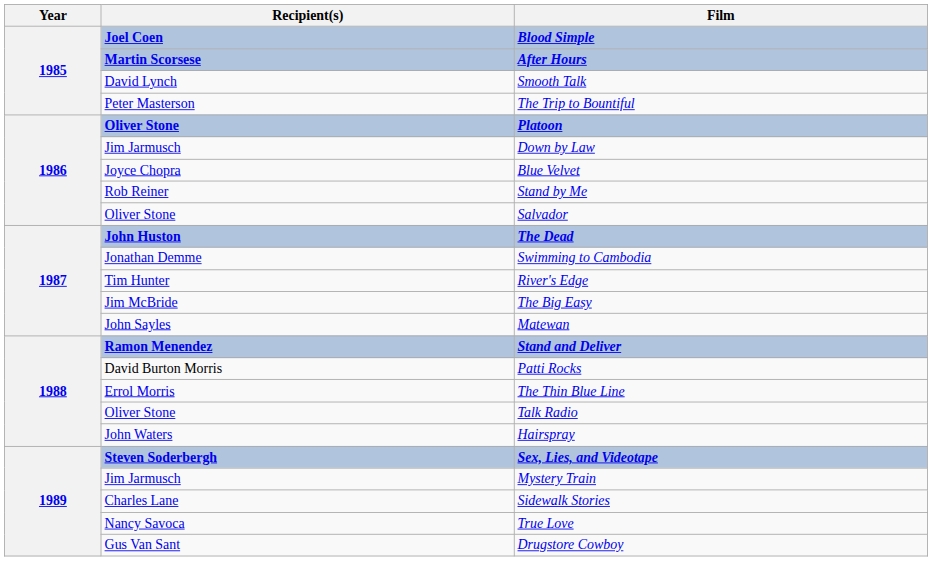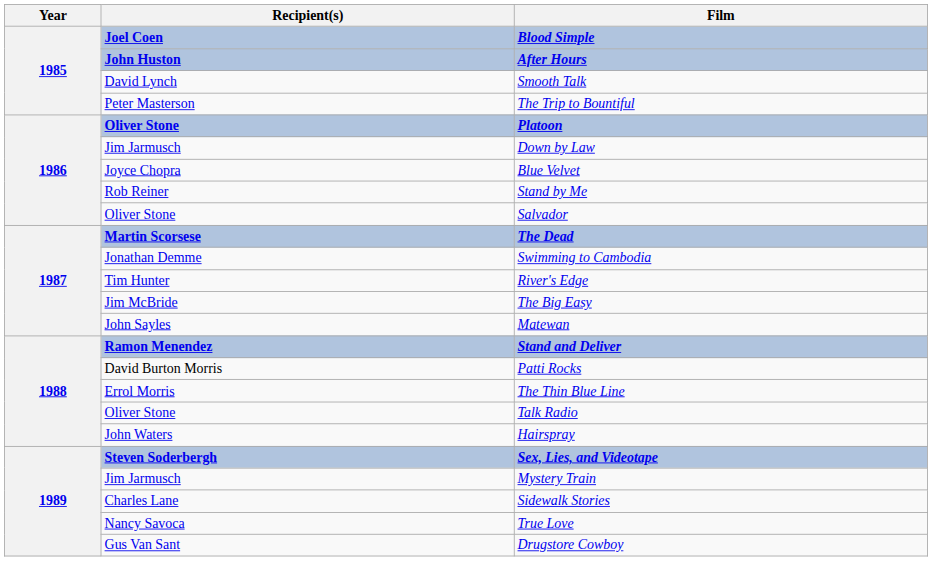(153, 59) Martin Scorsese -> (143, 59) John Huston
(143, 236) John Huston -> (153, 236) Martin Scorsese
